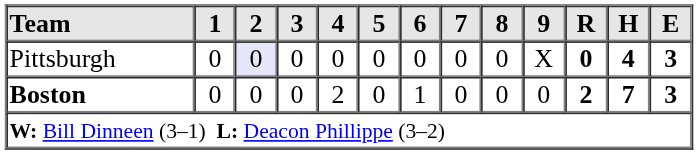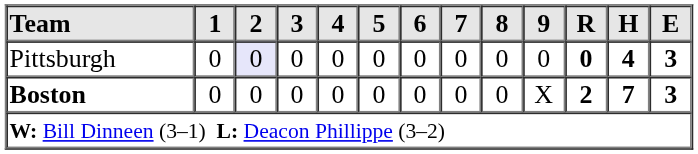(544, 58) X -> (544, 58) 0
(338, 94) 2 -> (338, 94) 0
(420, 94) 1 -> (420, 94) 0
(544, 94) 0 -> (544, 94) X
